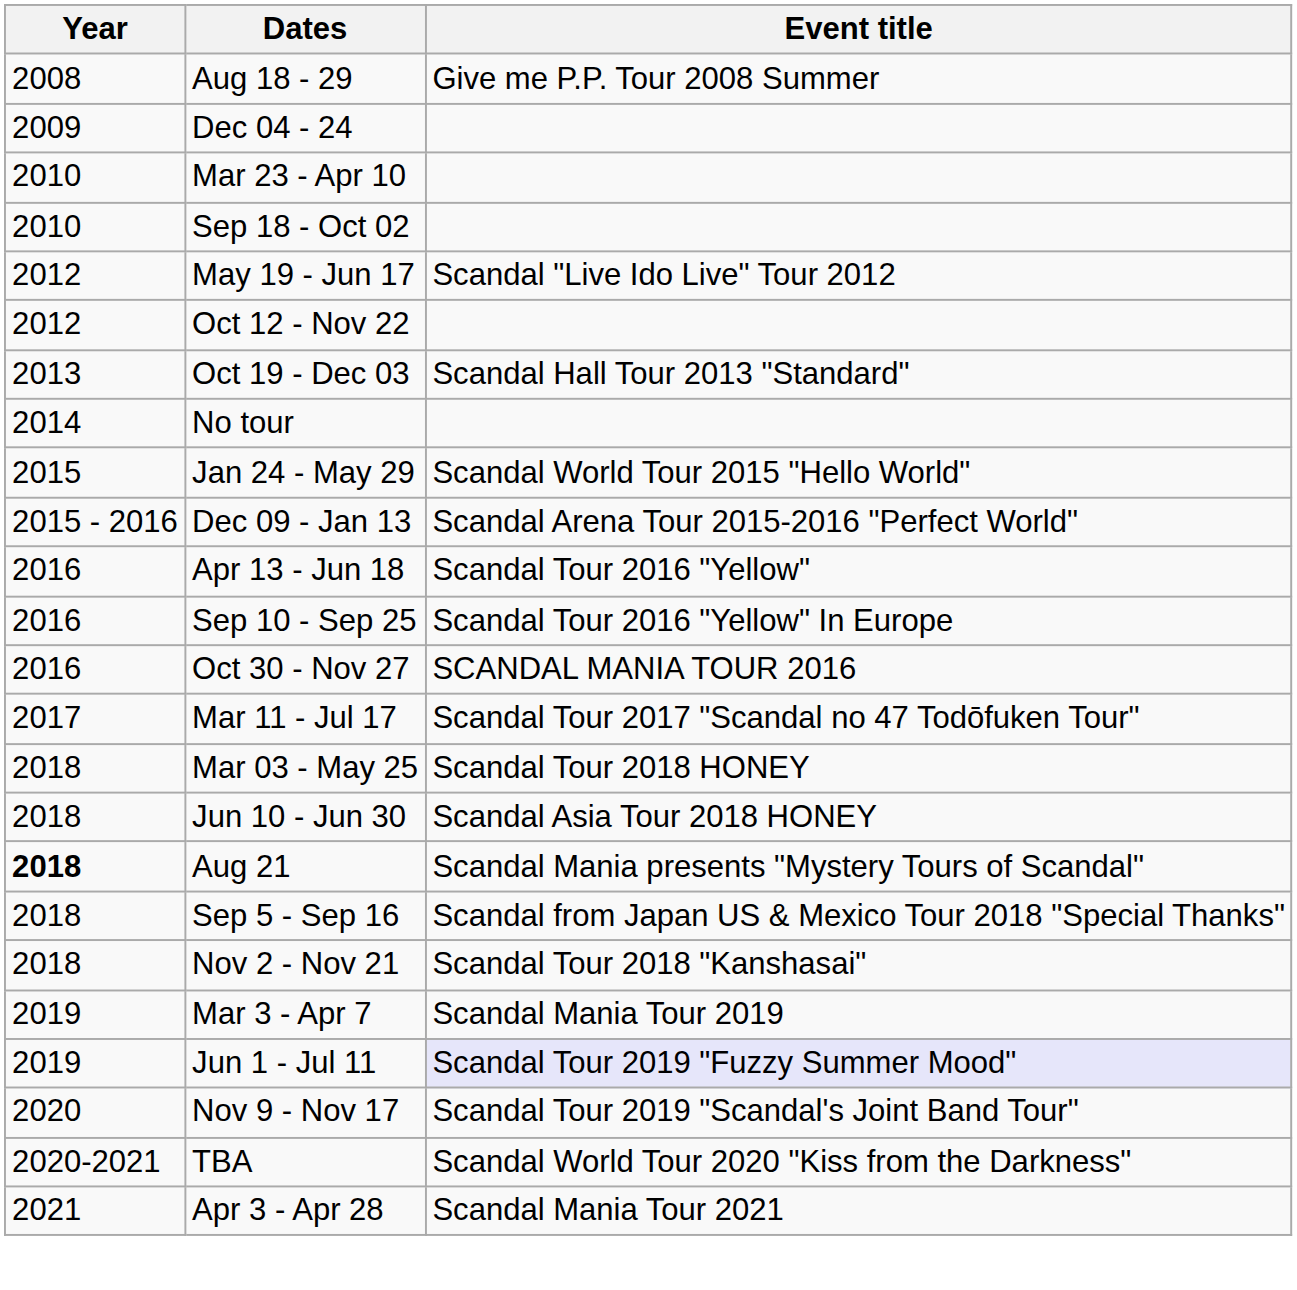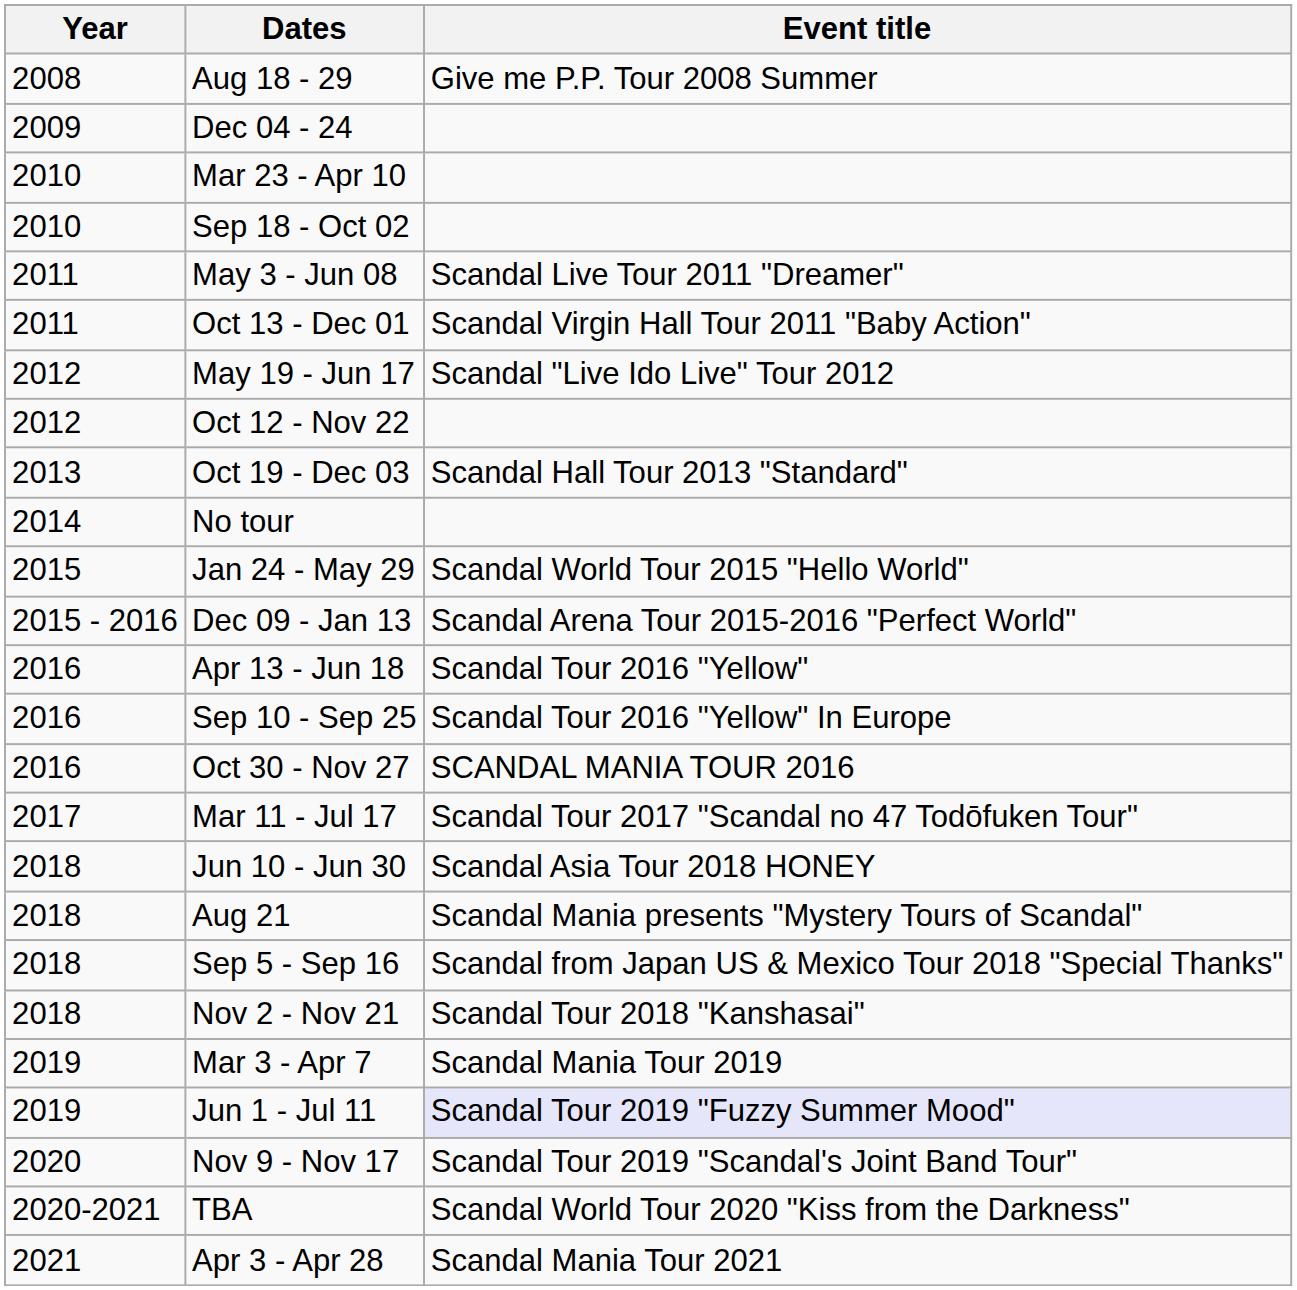+ row: (295, 275)
+ row: (301, 324)
- row: (305, 767)
(47, 865) bold -> (47, 915) normal
